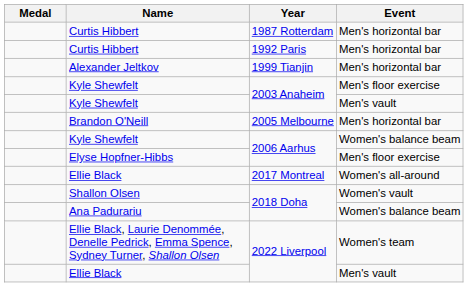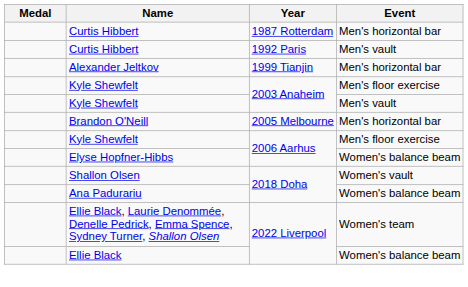(390, 49) Men's horizontal bar -> (368, 49) Men's vault
(400, 139) Women's balance beam -> (389, 139) Men's floor exercise
(389, 157) Men's floor exercise -> (400, 157) Women's balance beam
- row: (95, 175)
(368, 273) Men's vault -> (400, 255) Women's balance beam
